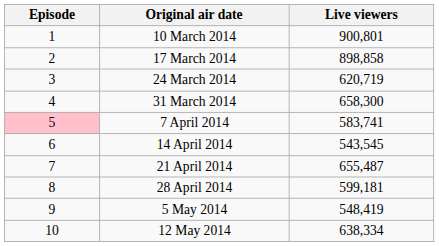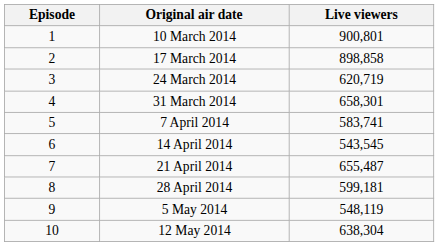(361, 101) 658,300 -> (361, 101) 658,301
(52, 123) pink background -> (52, 123) no background
(361, 209) 548,419 -> (361, 209) 548,119
(361, 230) 638,334 -> (361, 230) 638,304
